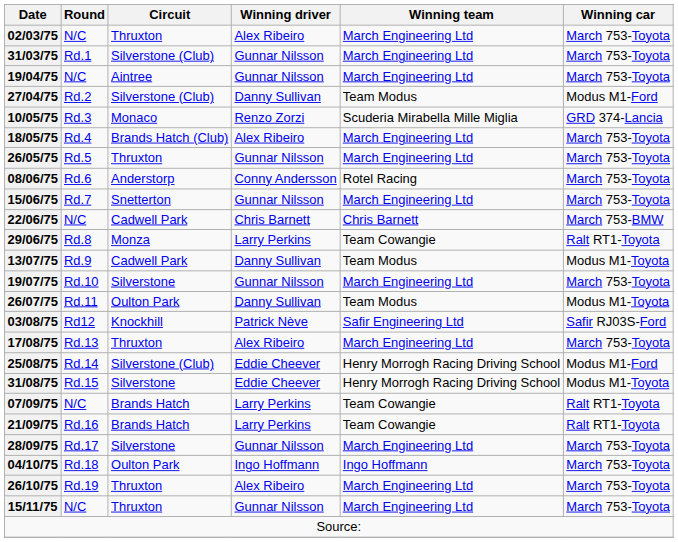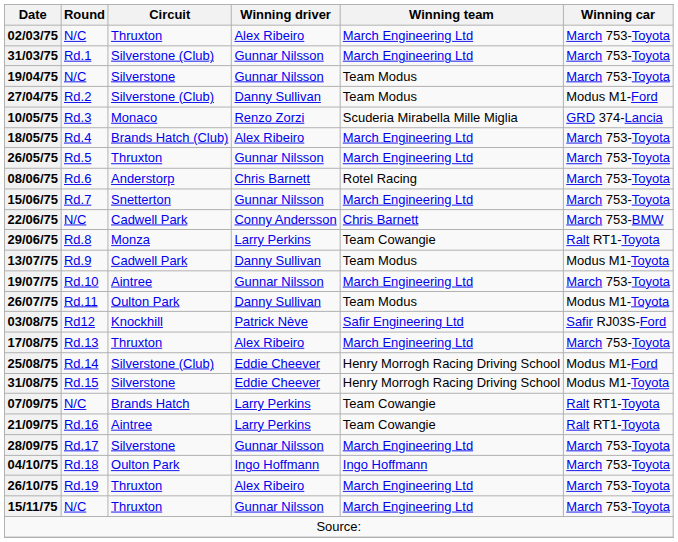(132, 77) Aintree -> (143, 77) Silverstone
(408, 77) March Engineering Ltd -> (380, 77) Team Modus
(286, 179) Conny Andersson -> (272, 179) Chris Barnett
(272, 220) Chris Barnett -> (286, 220) Conny Andersson
(143, 281) Silverstone -> (132, 281) Aintree
(150, 425) Brands Hatch -> (132, 425) Aintree
